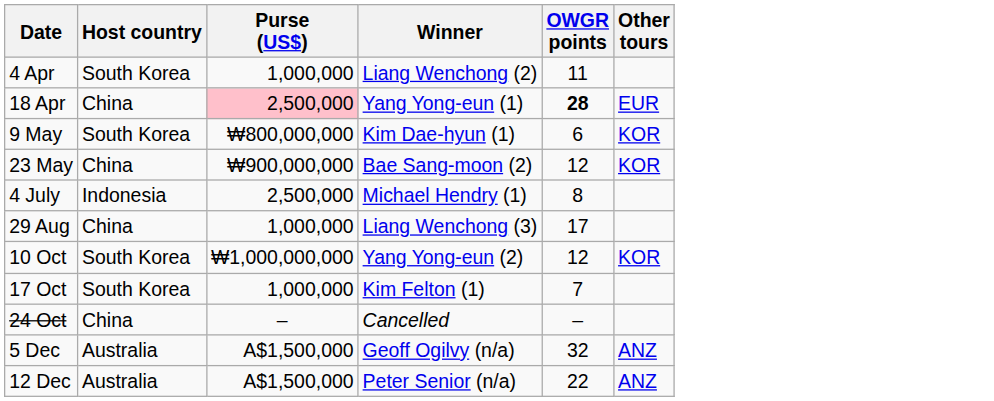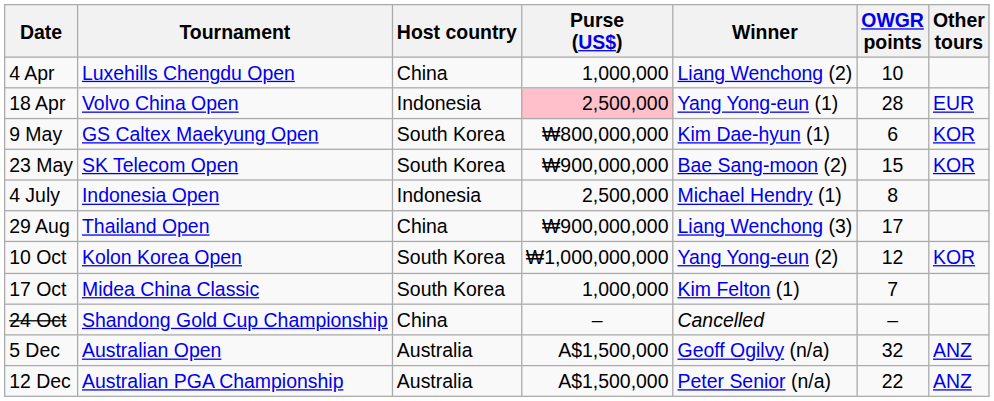+ column: (235, 31)
(136, 73) South Korea -> (422, 73) China
(578, 73) 11 -> (893, 73) 10
(107, 104) China -> (439, 104) Indonesia
(578, 104) bold -> (893, 104) normal
(107, 165) China -> (451, 165) South Korea
(578, 165) 12 -> (893, 165) 15
(310, 227) 1,000,000 -> (605, 227) ₩900,000,000
